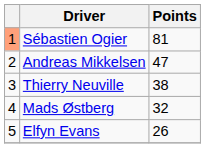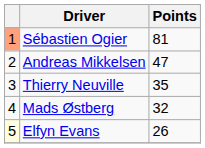(161, 85) 38 -> (161, 85) 35
(12, 131) no background -> (12, 131) lightyellow background
